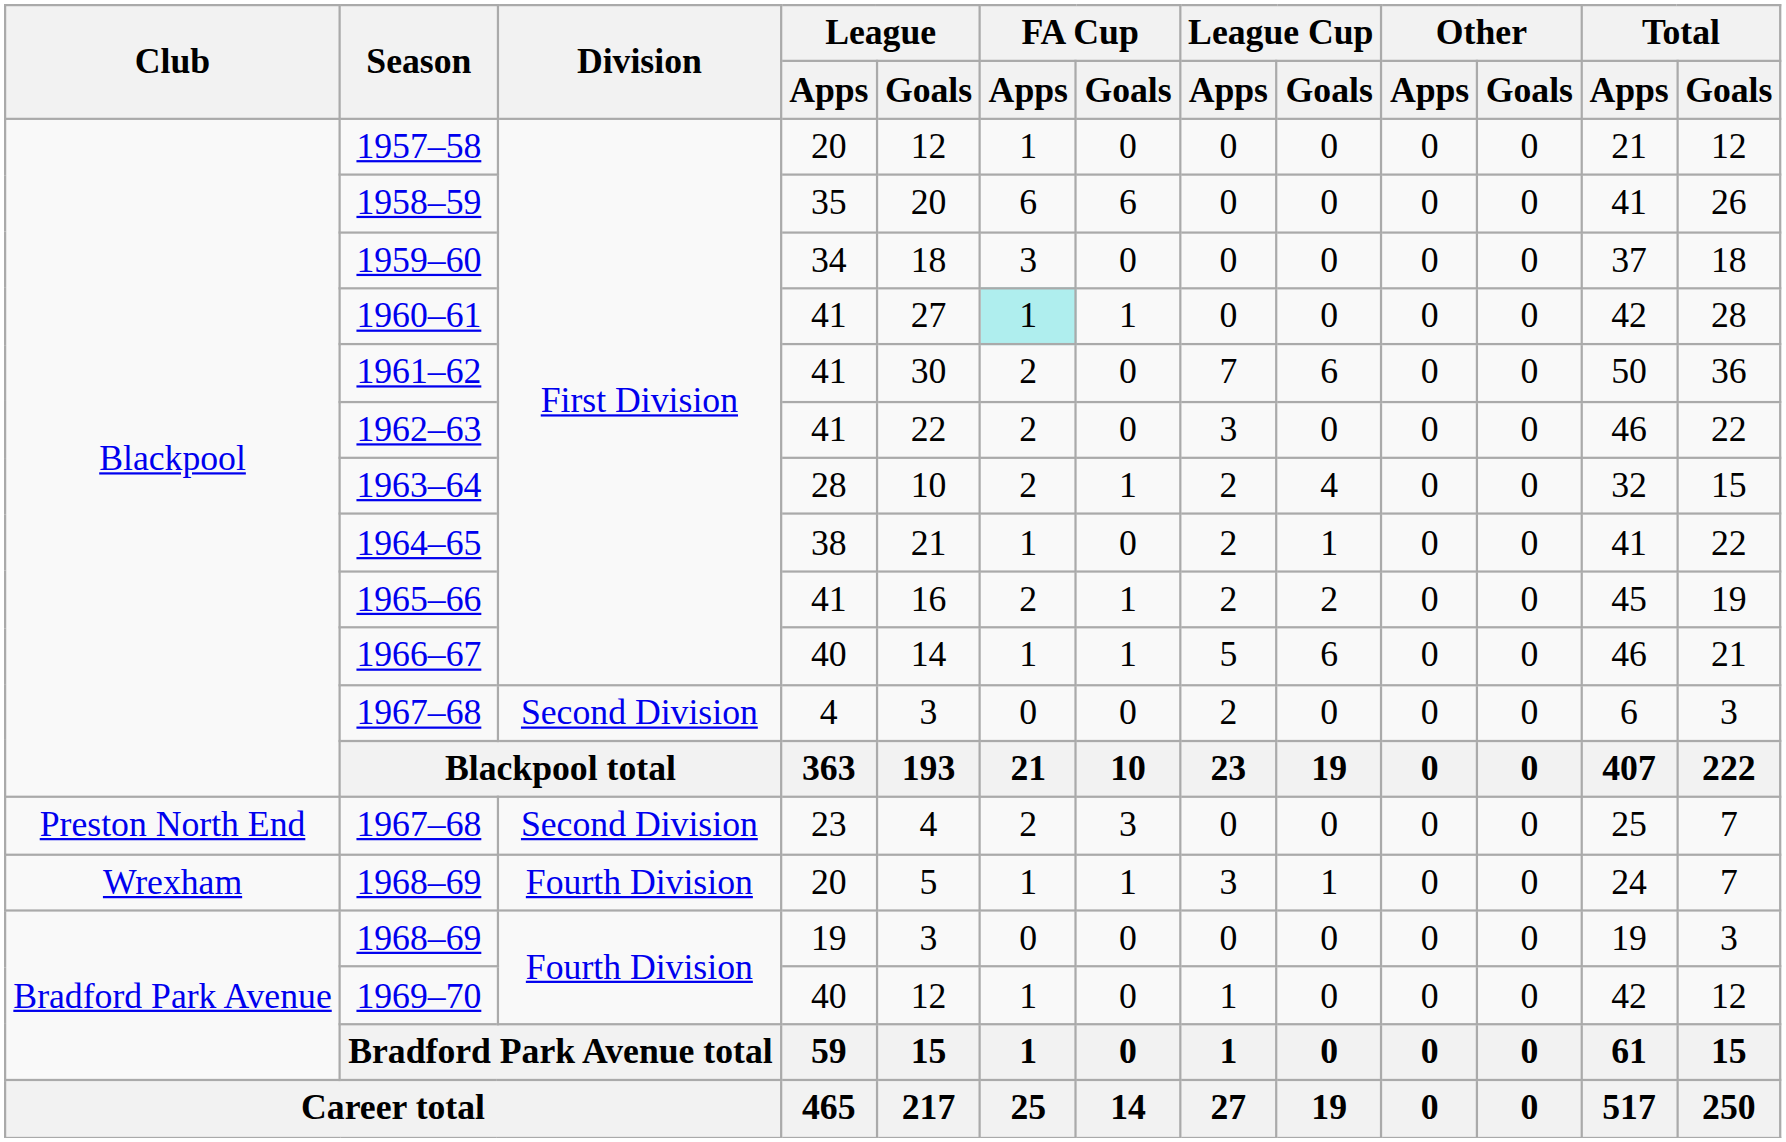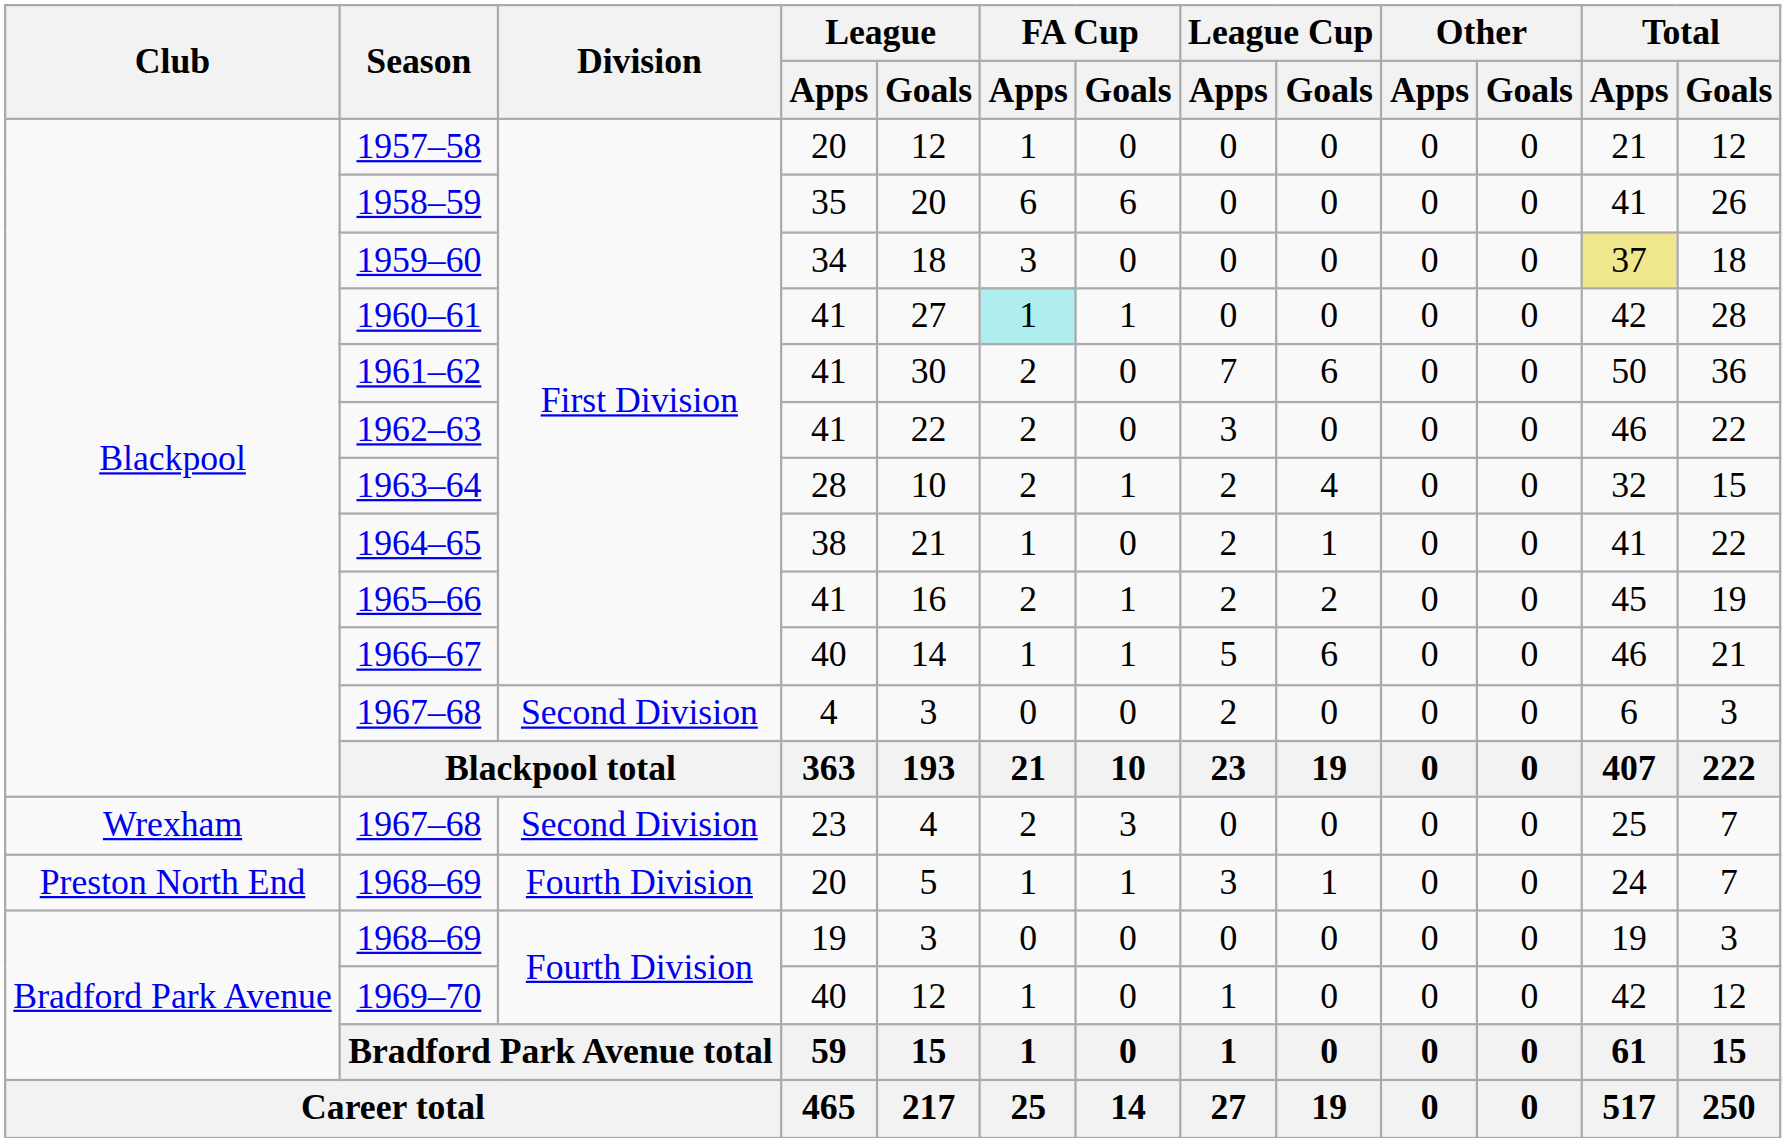(1629, 259) no background -> (1629, 259) khaki background
(173, 825) Preston North End -> (173, 825) Wrexham
(173, 881) Wrexham -> (173, 881) Preston North End
